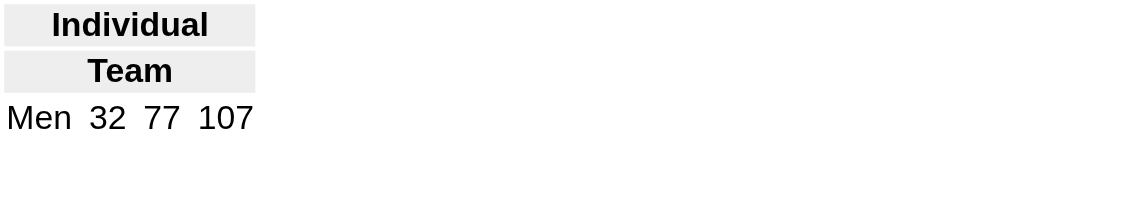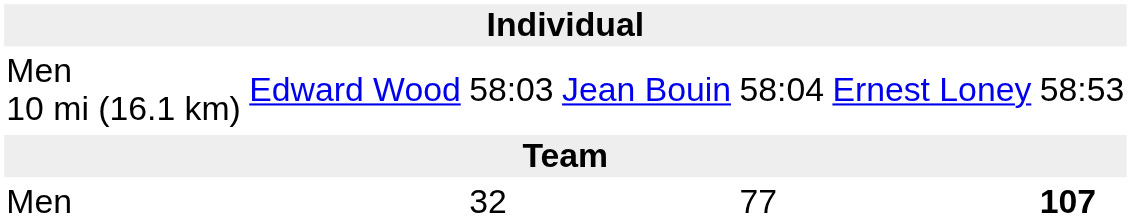+ row: (124, 90)
(226, 117) normal -> (1068, 202) bold
